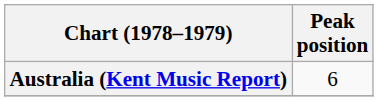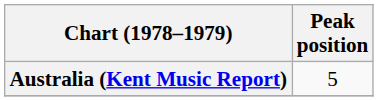(333, 78) 6 -> (333, 78) 5
